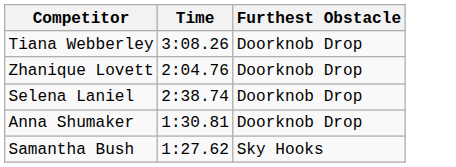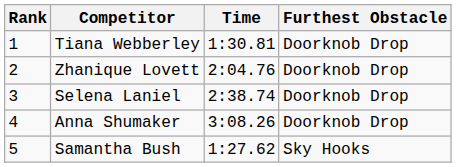+ column: (28, 18)
(195, 44) 3:08.26 -> (241, 44) 1:30.81
(195, 123) 1:30.81 -> (241, 123) 3:08.26
